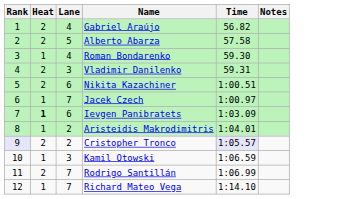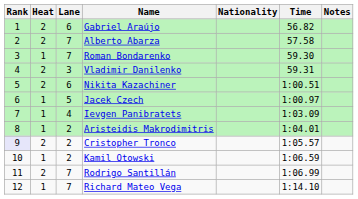+ column: (248, 12)
(69, 26) 4 -> (69, 26) 6
(69, 41) 5 -> (69, 41) 7
(69, 56) 4 -> (69, 56) 7
(69, 99) 7 -> (69, 99) 5
(43, 114) bold -> (43, 114) normal
(69, 114) 6 -> (69, 114) 4
(237, 143) lavender background -> (301, 143) no background
(69, 158) 3 -> (69, 158) 2
